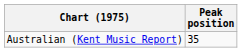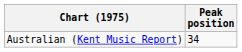(193, 39) 35 -> (193, 39) 34
